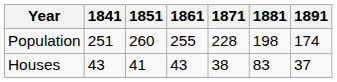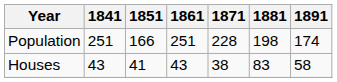(142, 41) 260 -> (142, 41) 166
(183, 41) 255 -> (183, 41) 251
(302, 65) 37 -> (302, 65) 58
